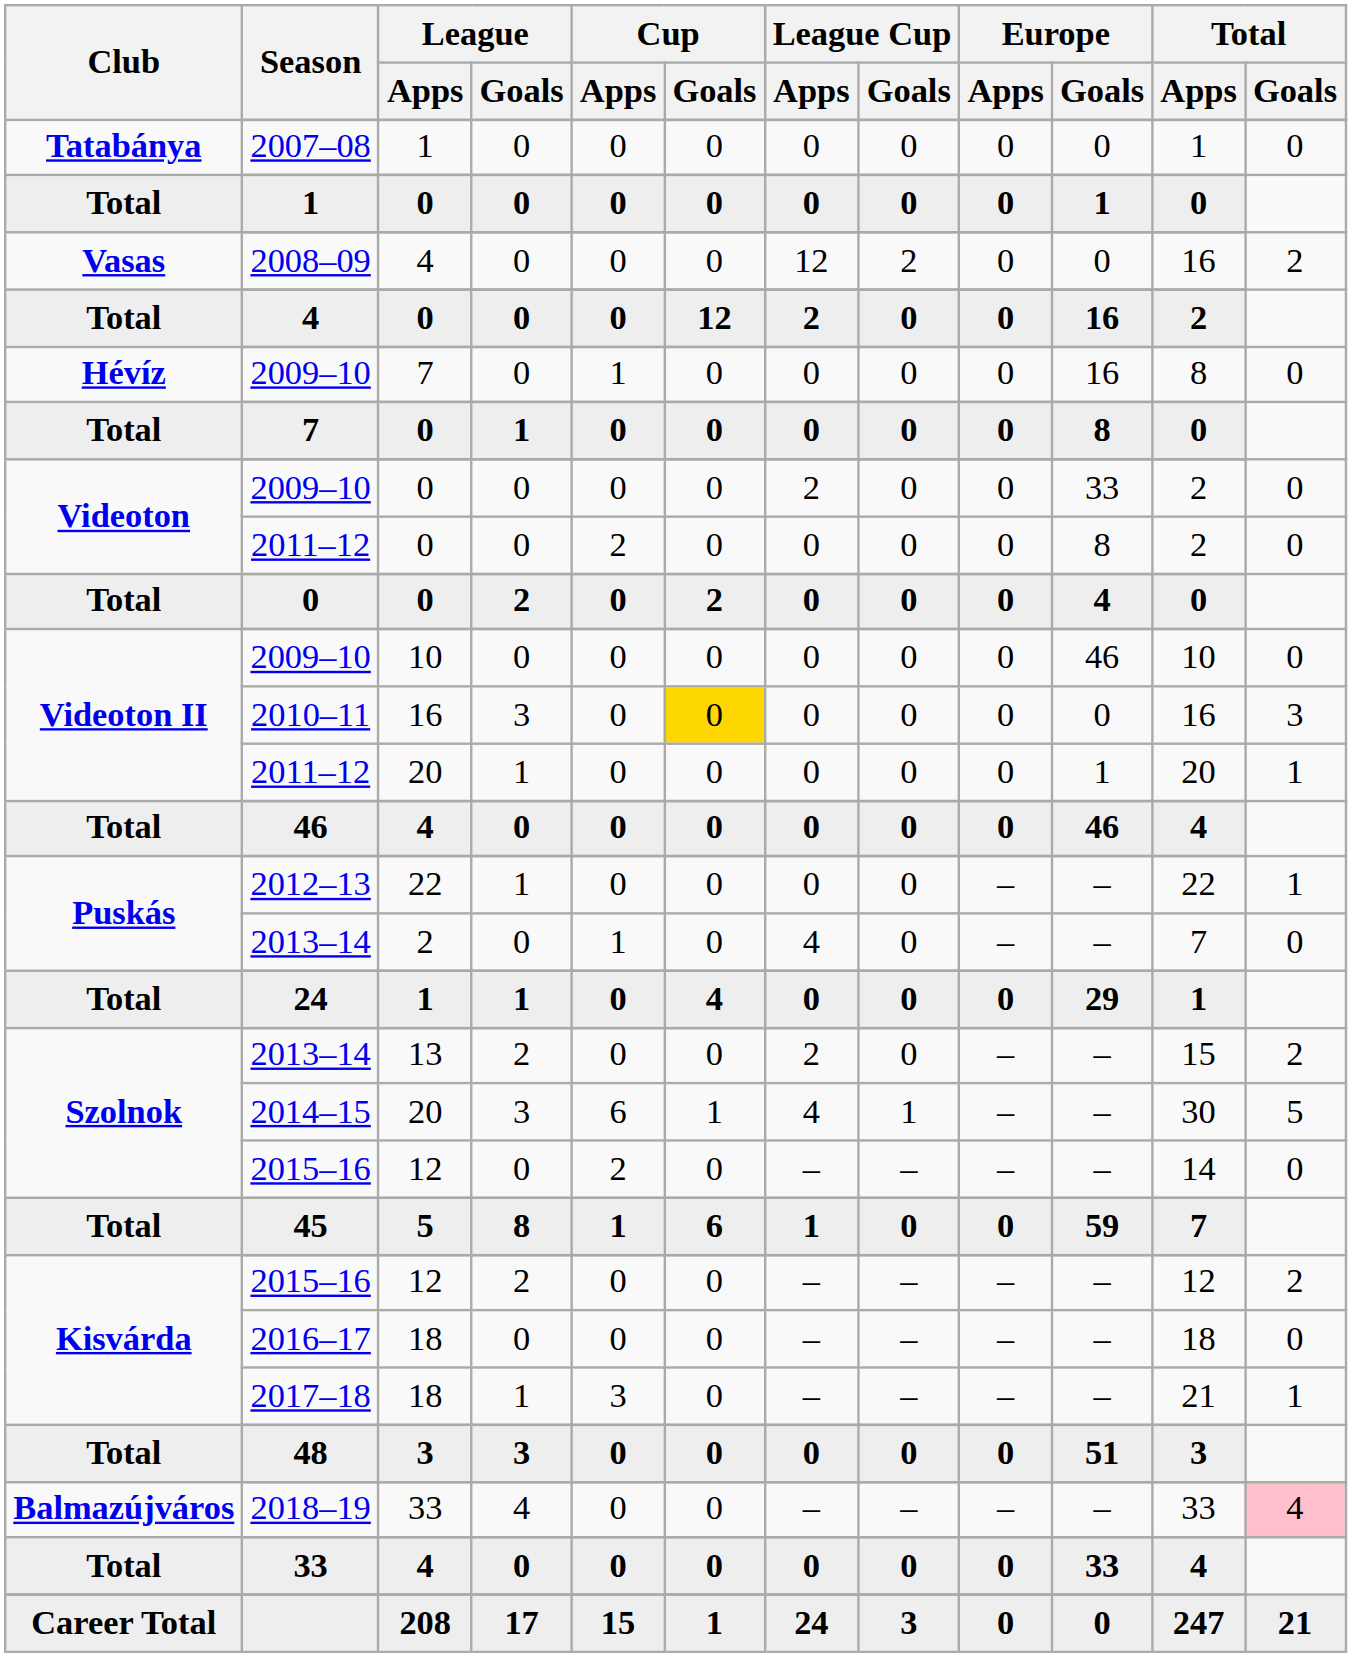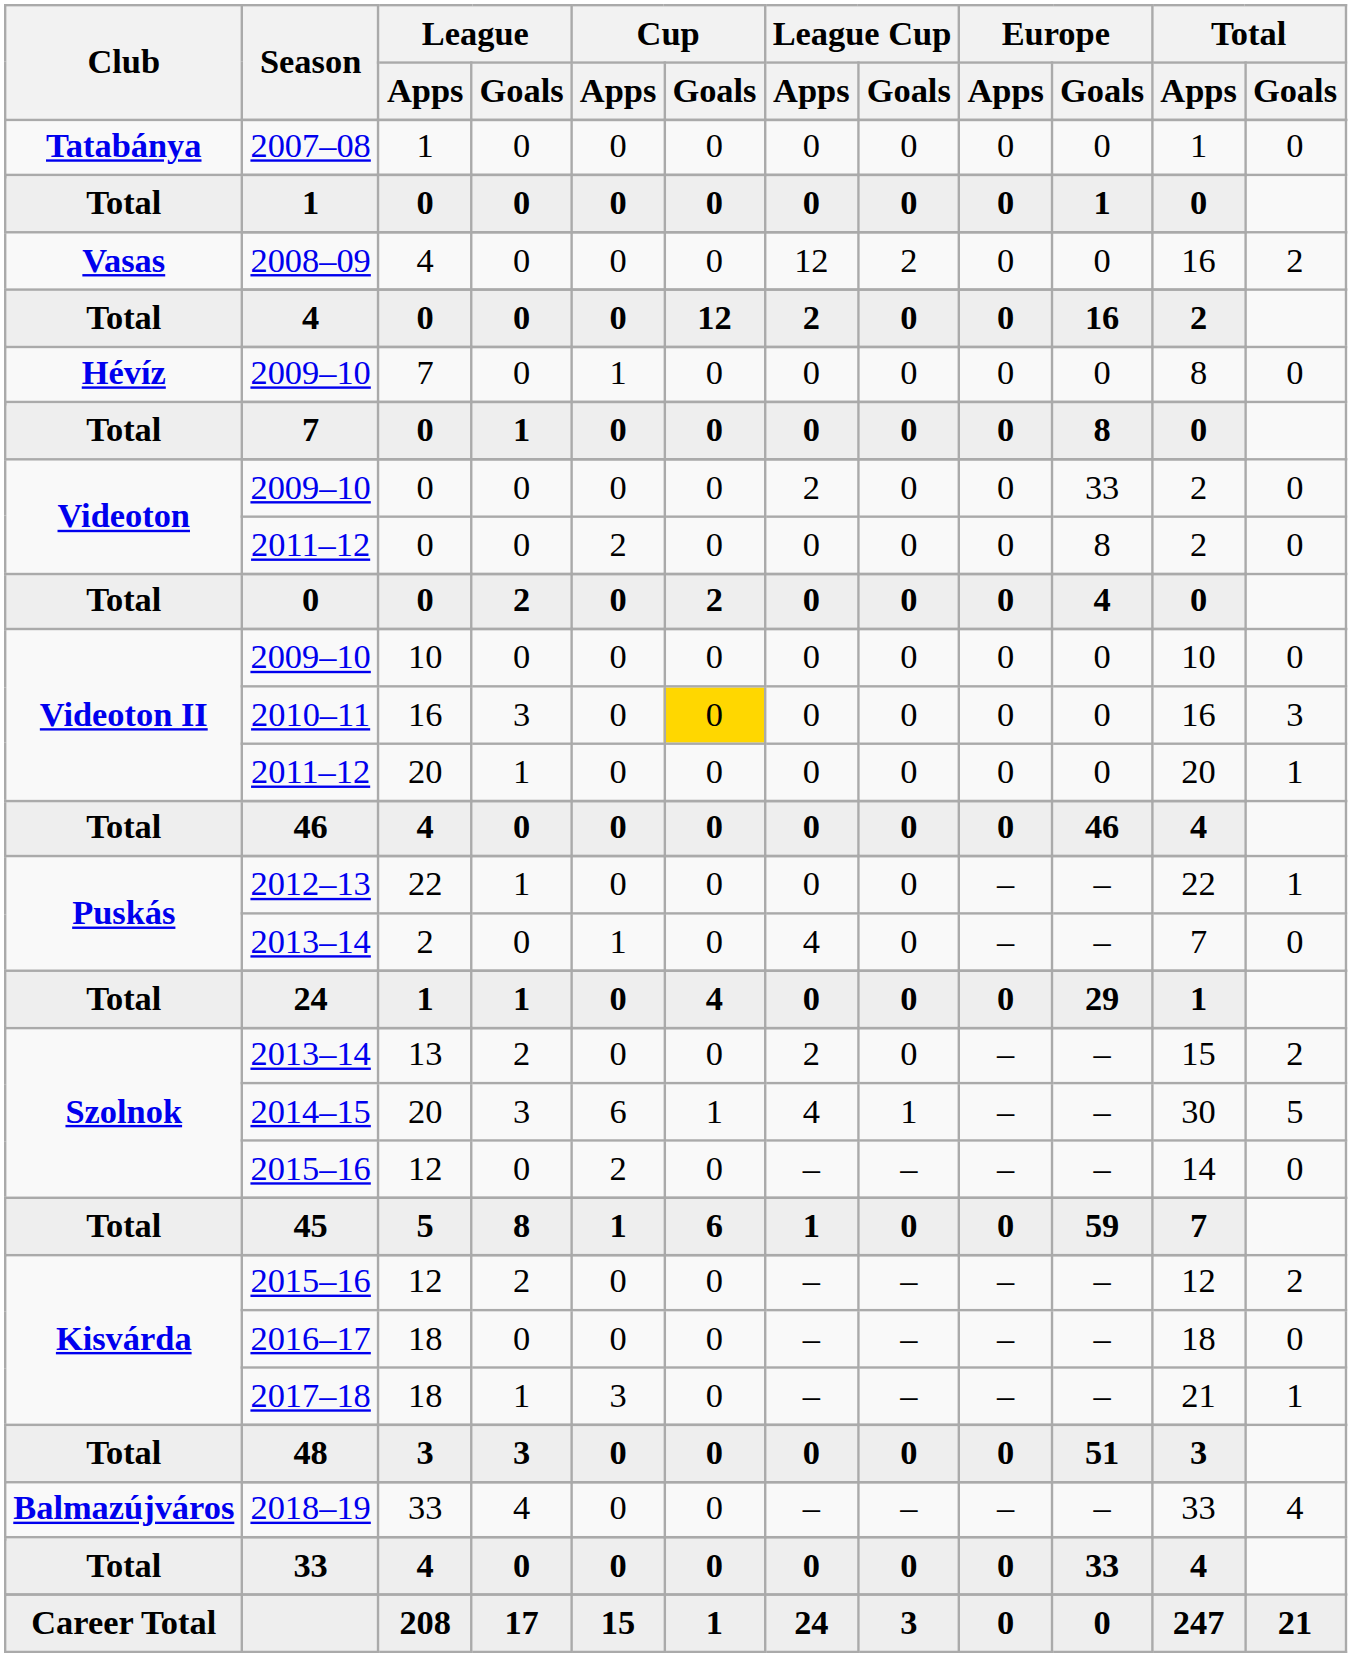(1102, 373) 16 -> (1102, 373) 0
(1102, 657) 46 -> (1102, 657) 0
(1102, 771) 1 -> (1102, 771) 0
(1295, 1509) pink background -> (1295, 1509) no background
